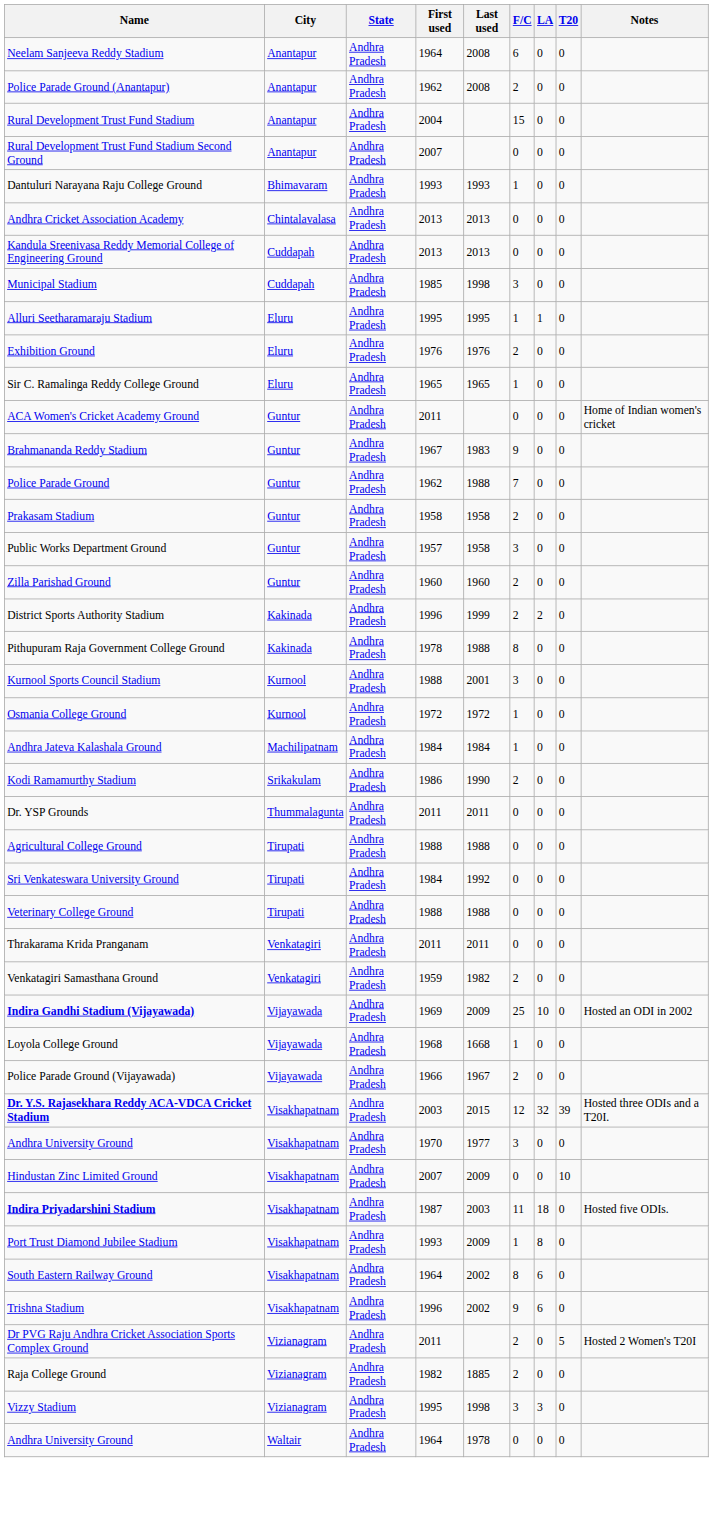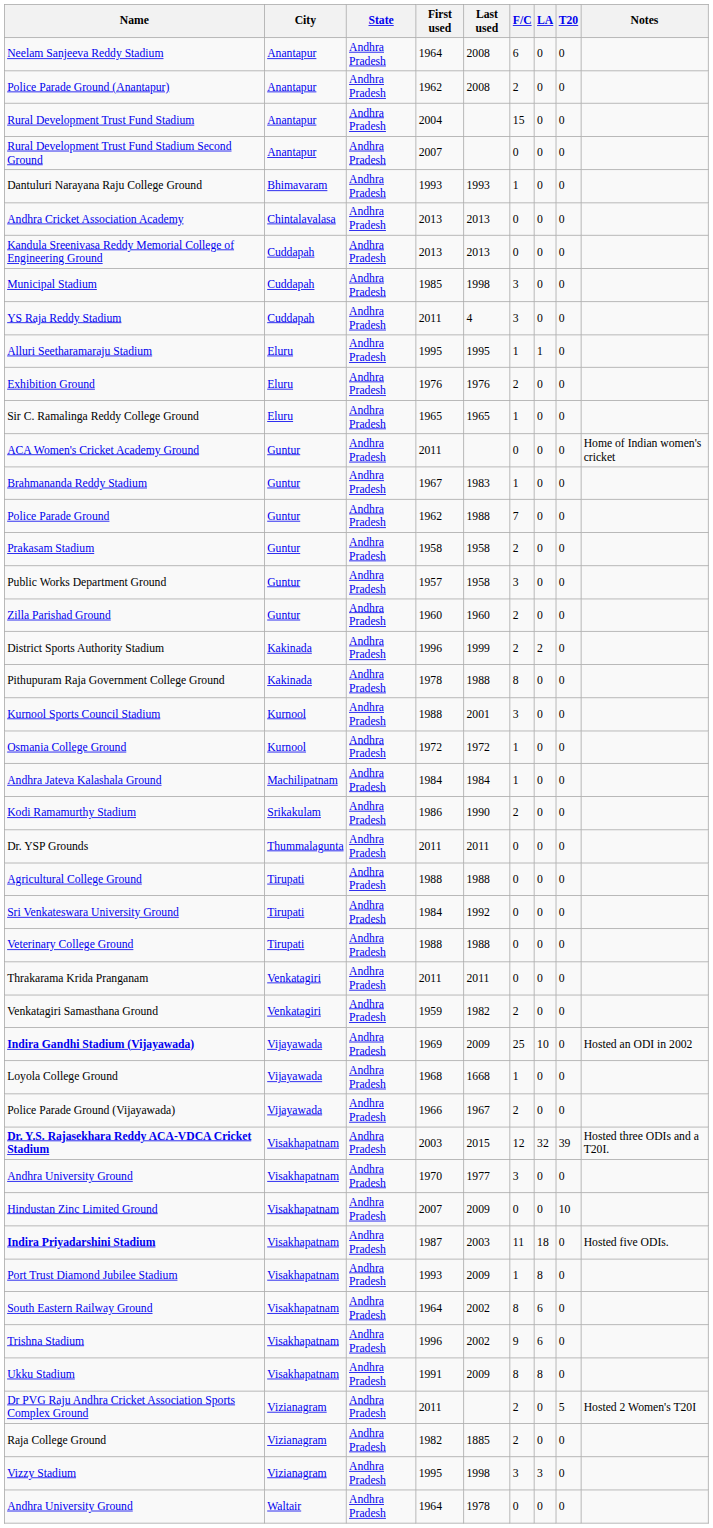+ row: (64, 318)
(516, 450) 9 -> (516, 483) 1
+ row: (41, 1374)
